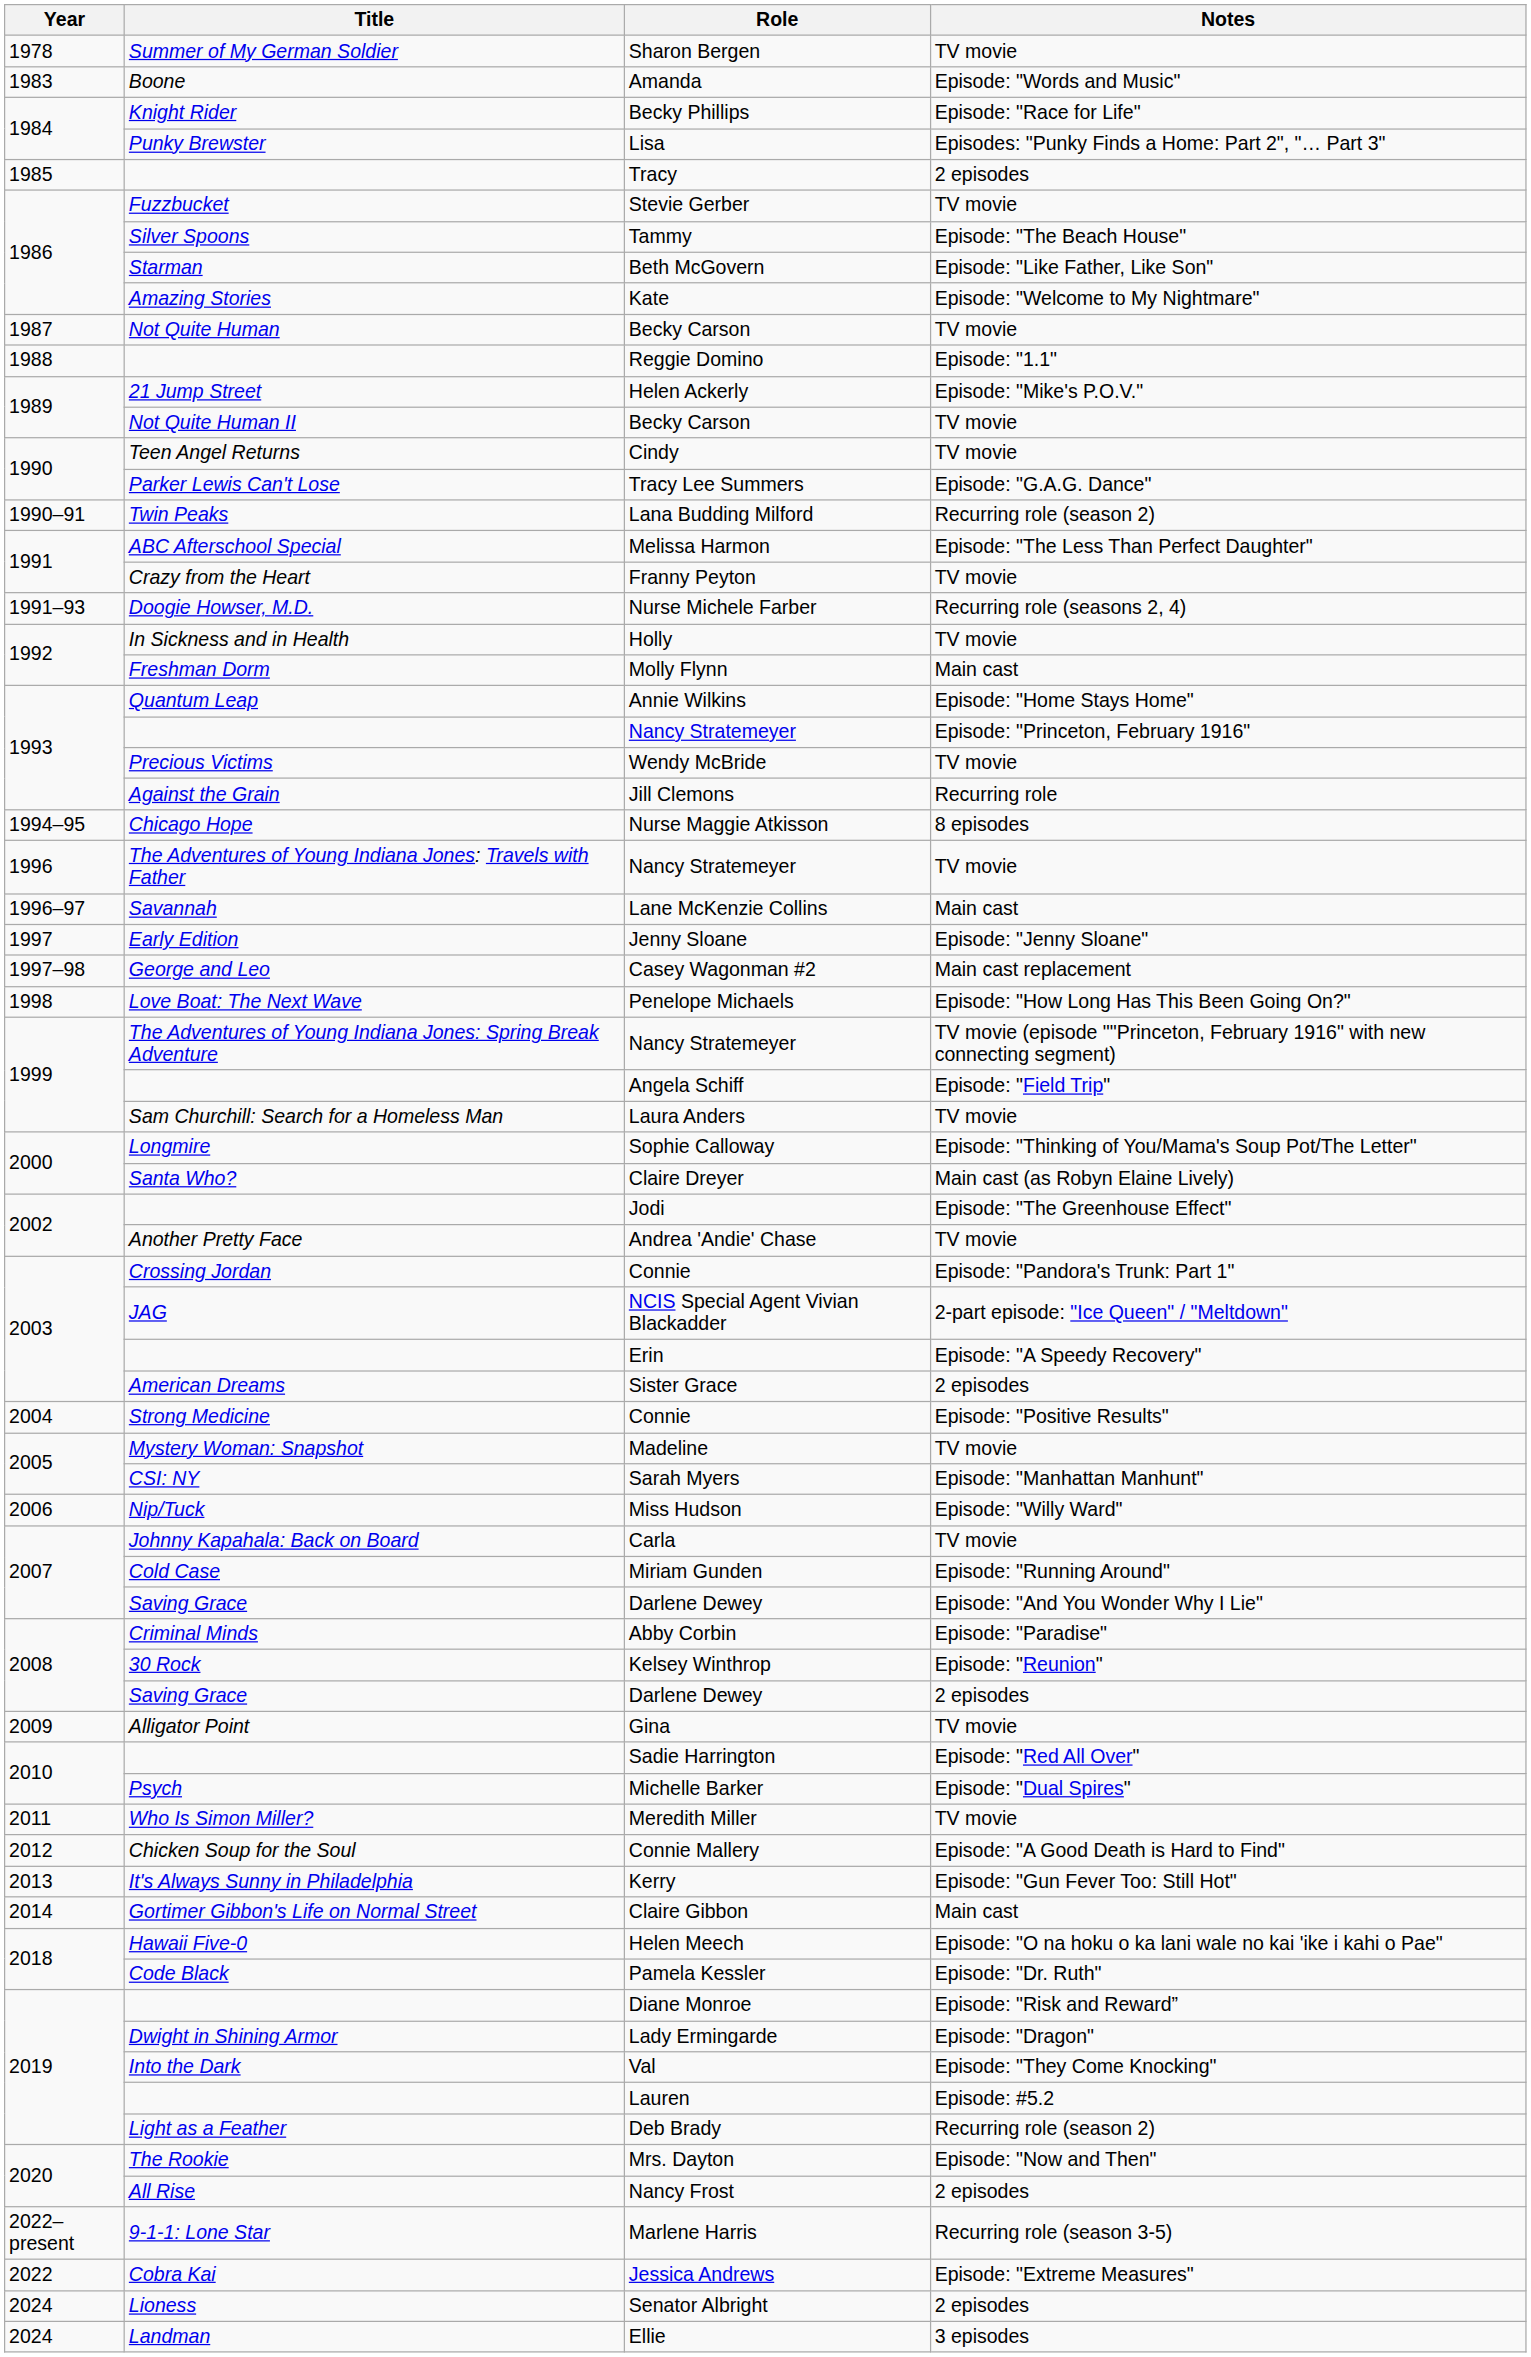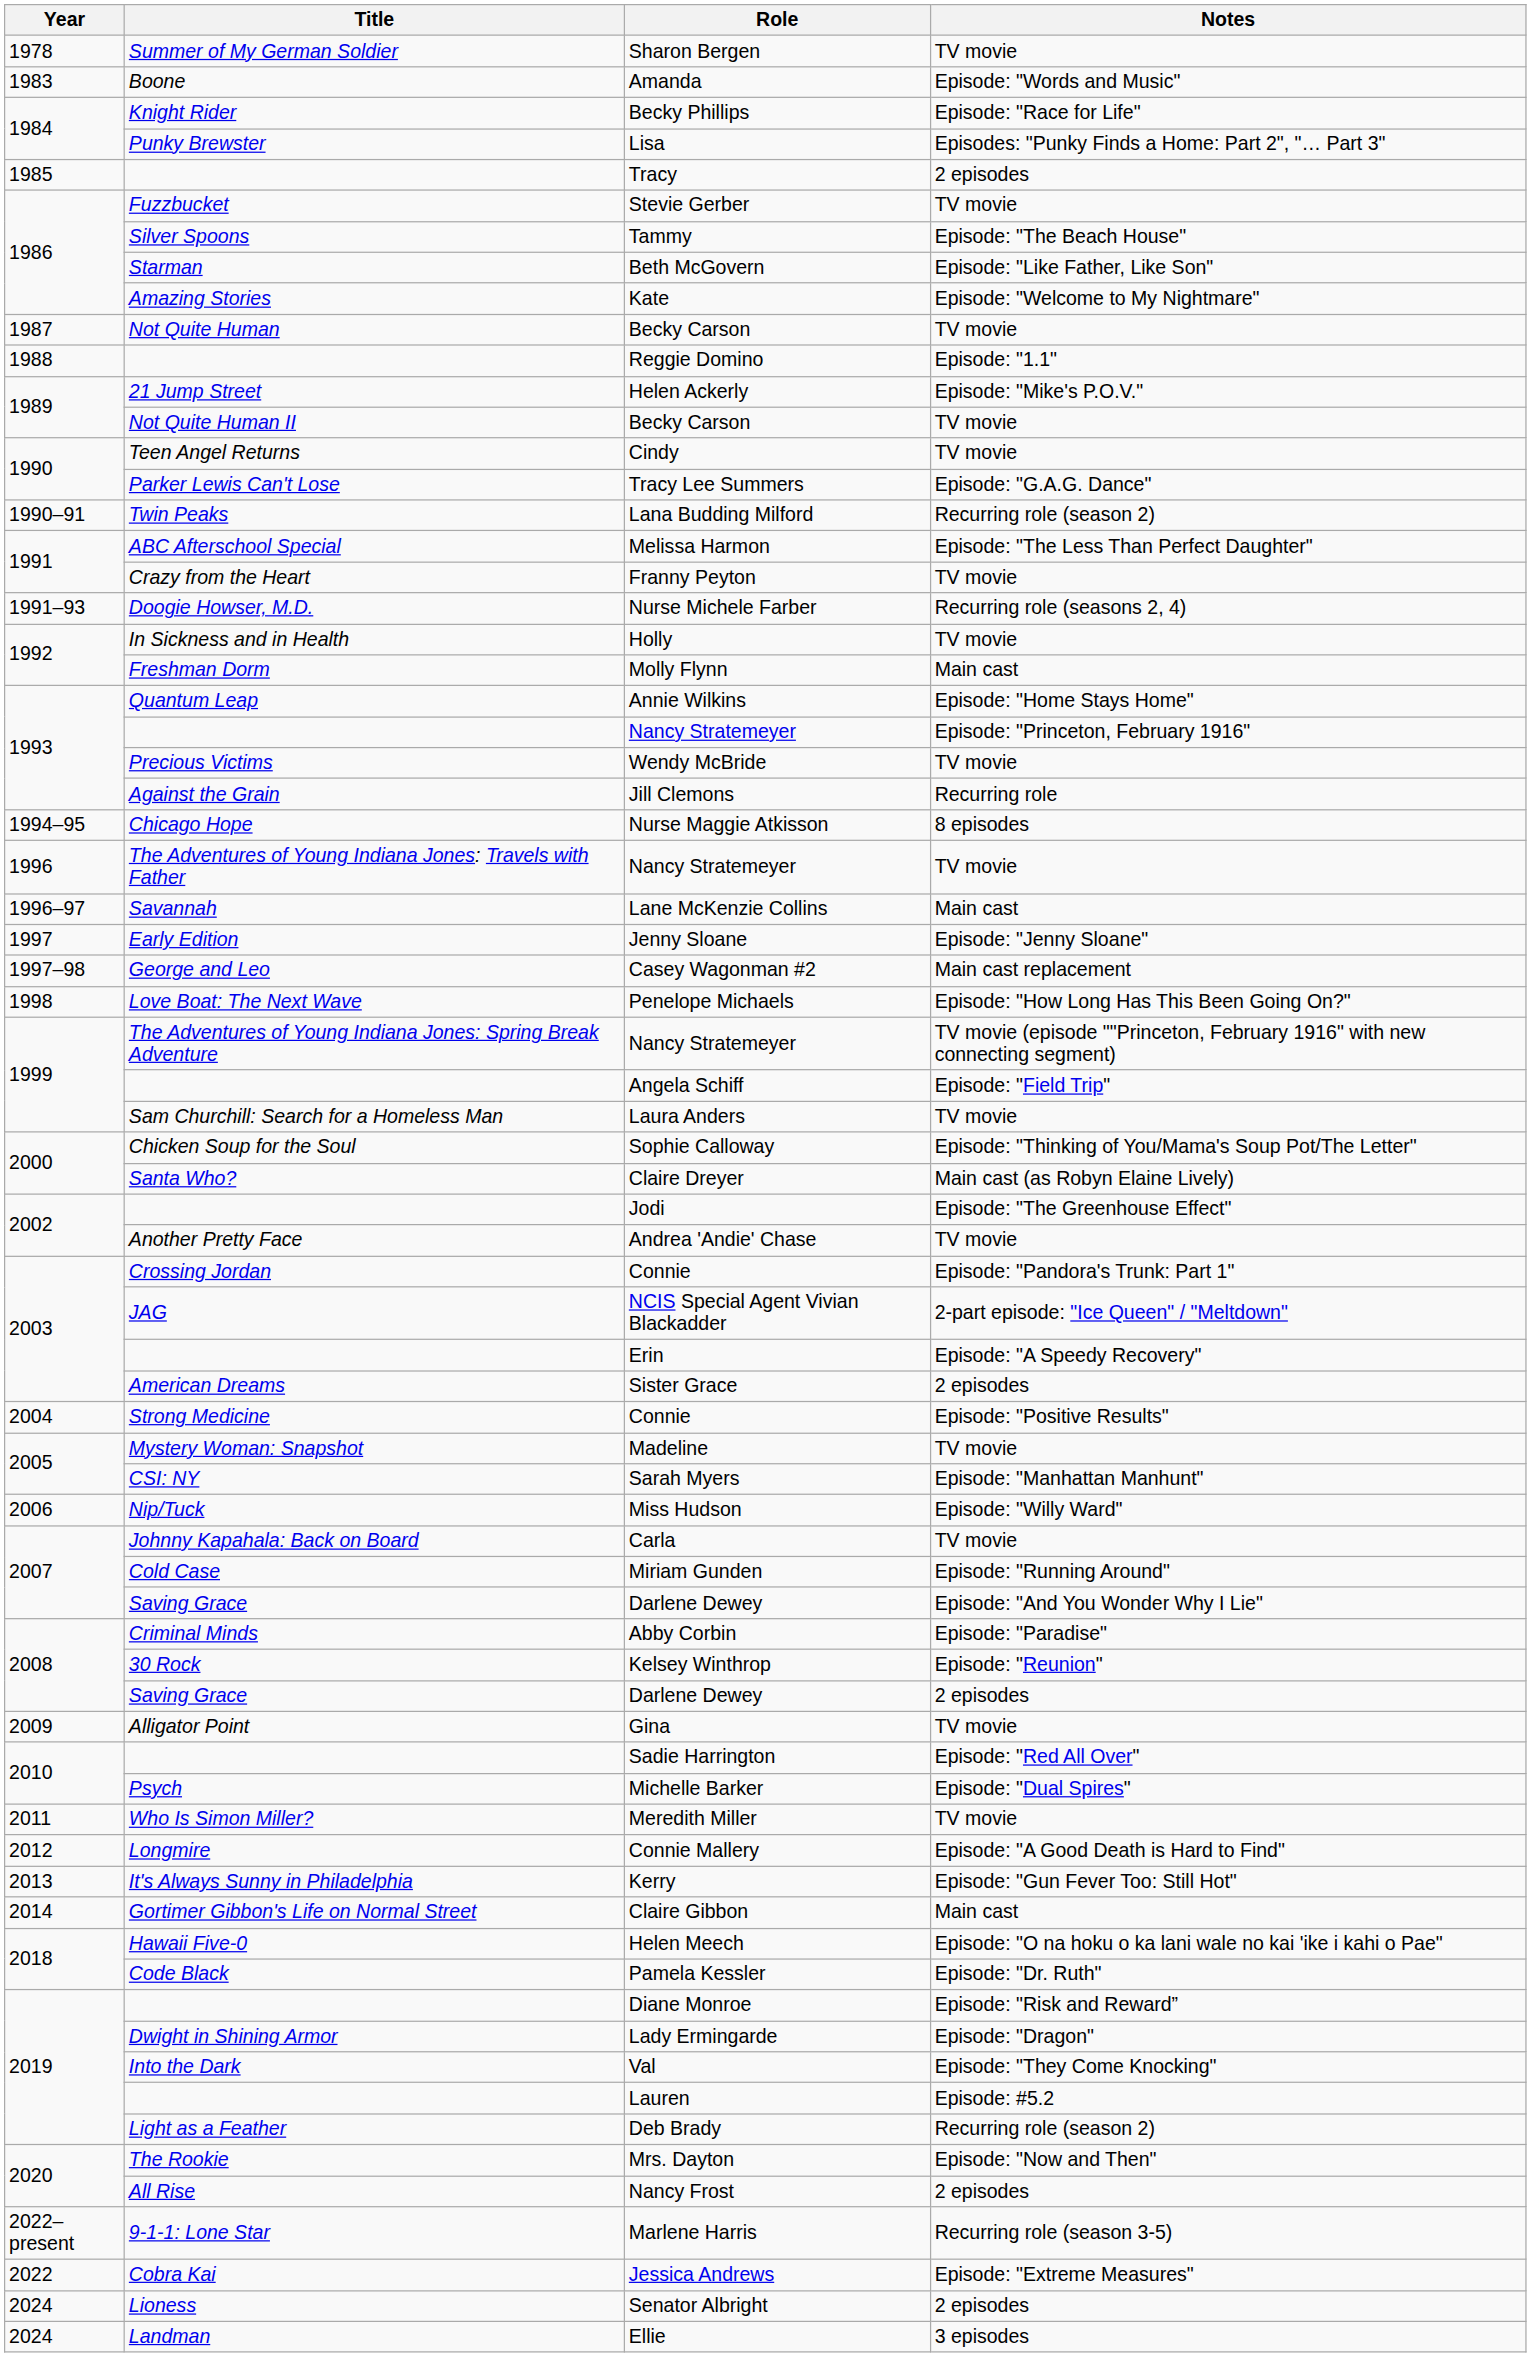(170, 1147) Longmire -> (242, 1147) Chicken Soup for the Soul
(242, 1850) Chicken Soup for the Soul -> (170, 1850) Longmire
